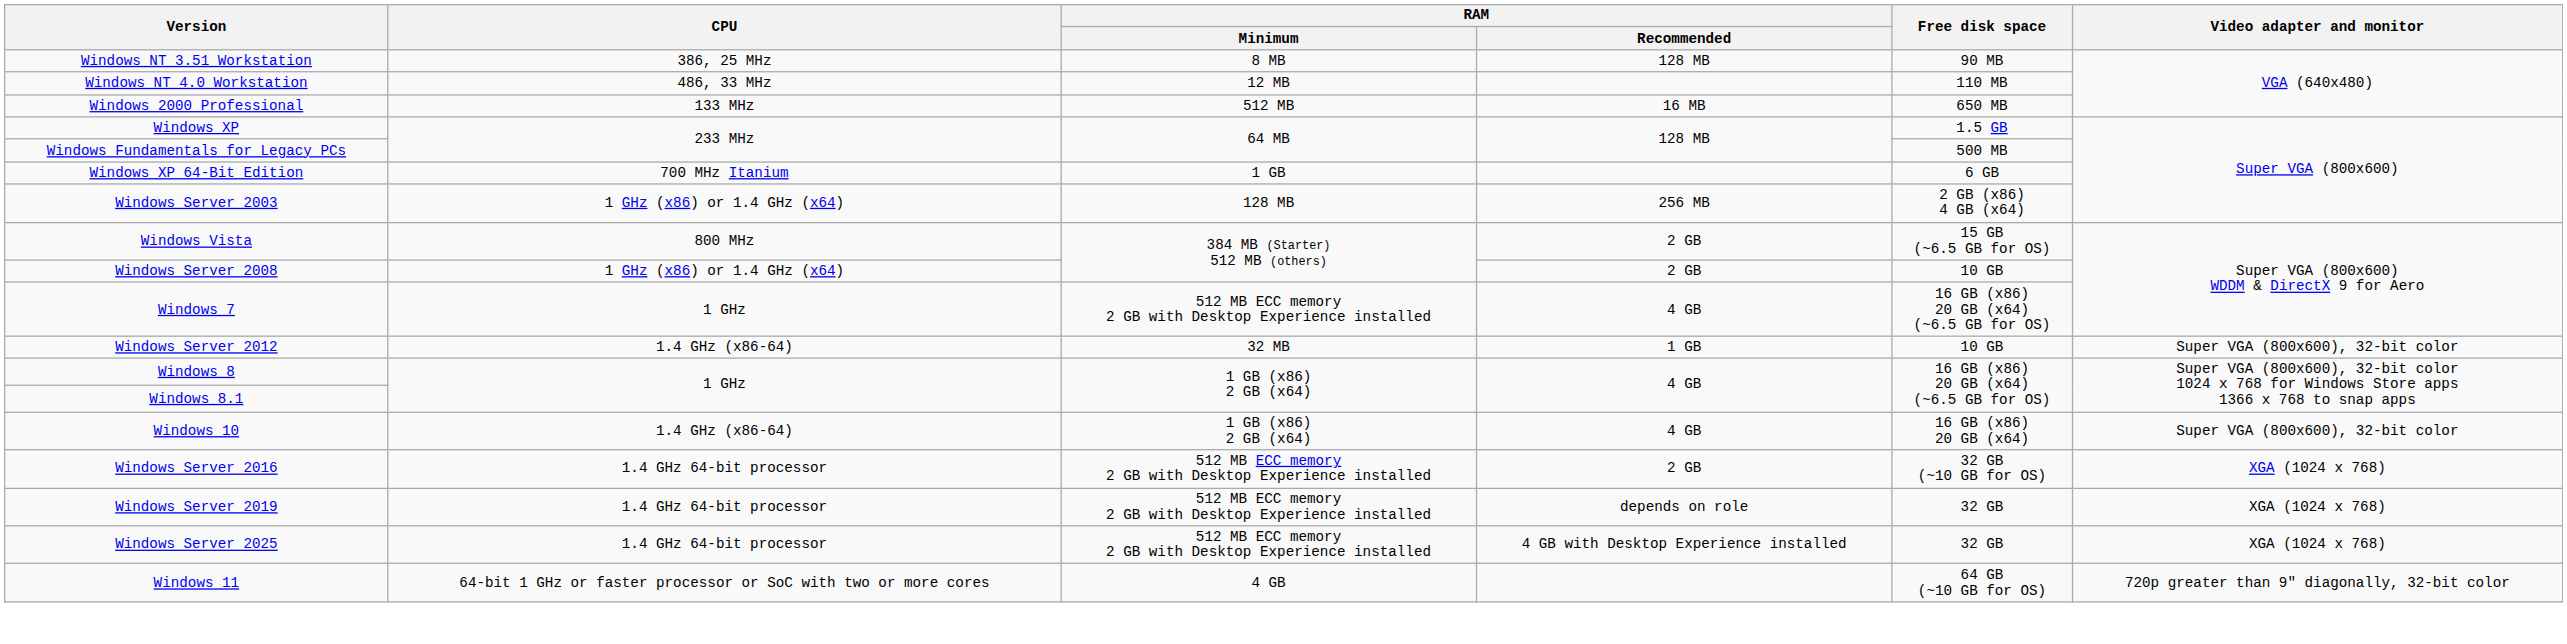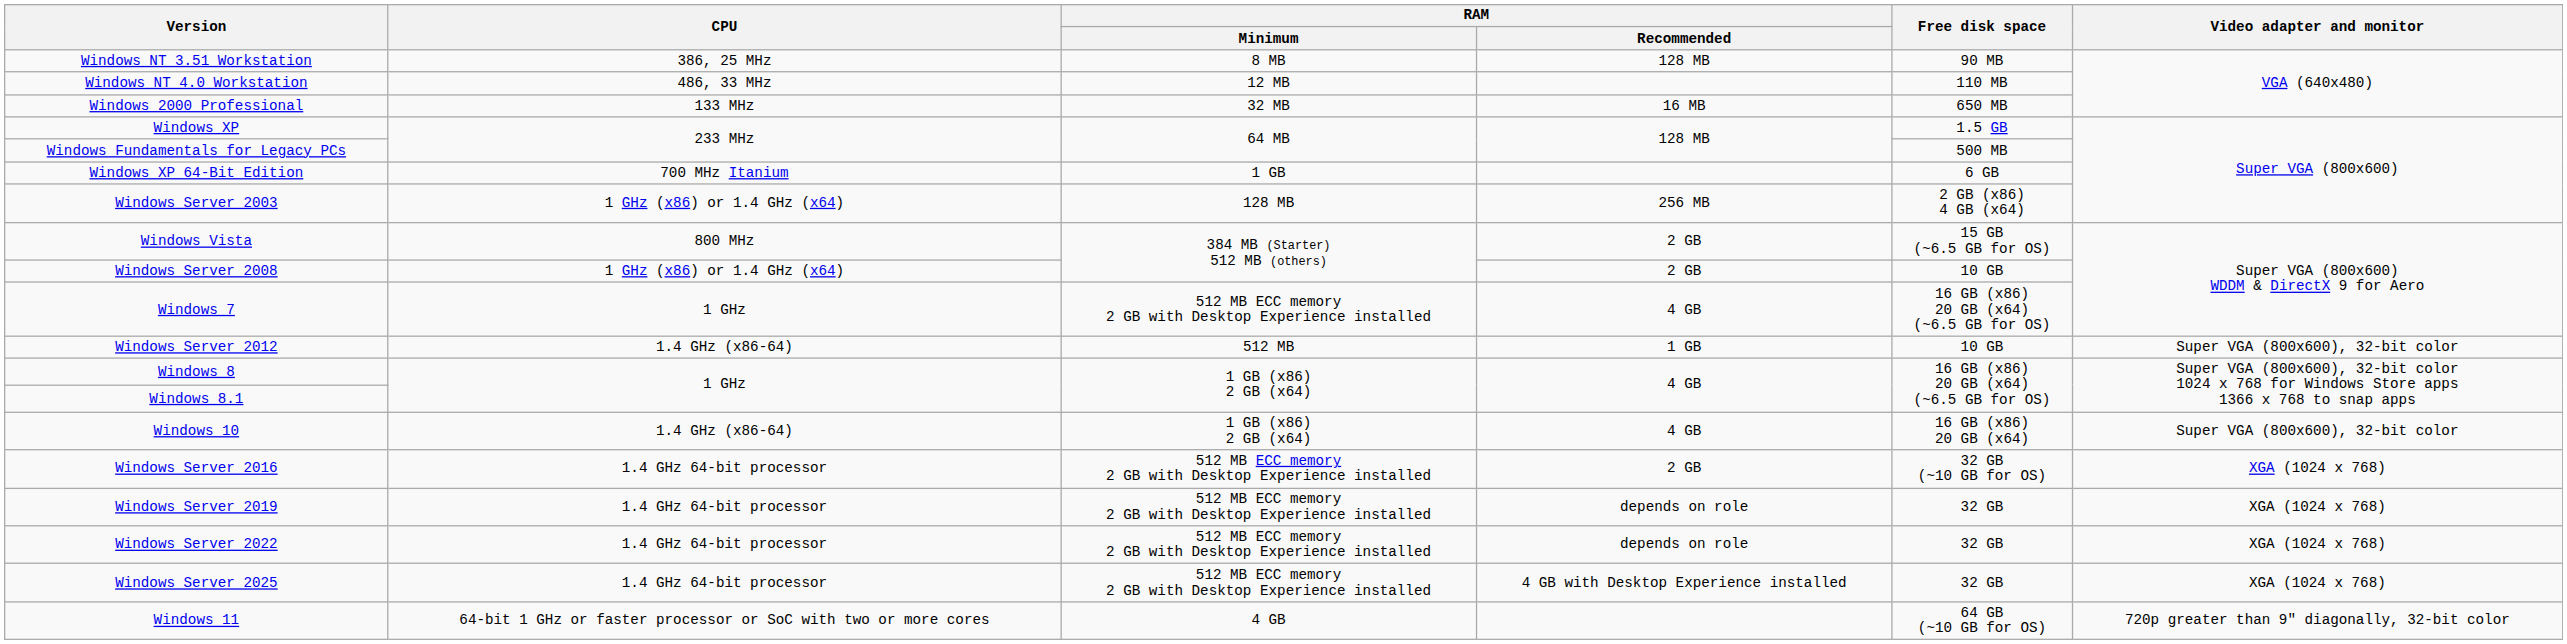(1269, 106) 512 MB -> (1269, 106) 32 MB
(1269, 347) 32 MB -> (1269, 347) 512 MB
+ row: (196, 545)
